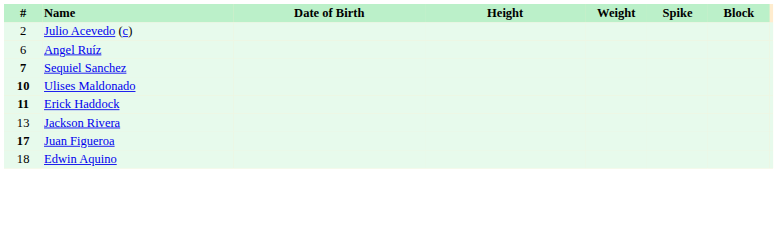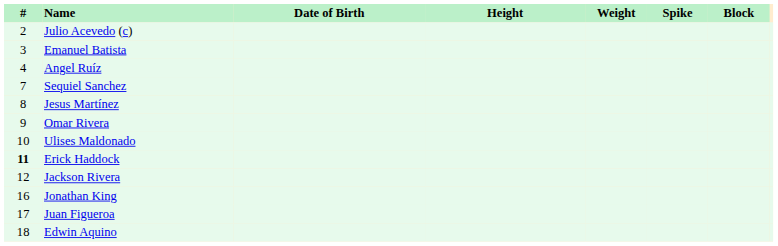+ row: (85, 49)
(23, 49) 6 -> (23, 68) 4
(23, 68) bold -> (23, 86) normal
+ row: (81, 104)
+ row: (77, 122)
(23, 86) bold -> (23, 141) normal
(23, 122) 13 -> (23, 177) 12
+ row: (80, 195)
(23, 141) bold -> (23, 214) normal
